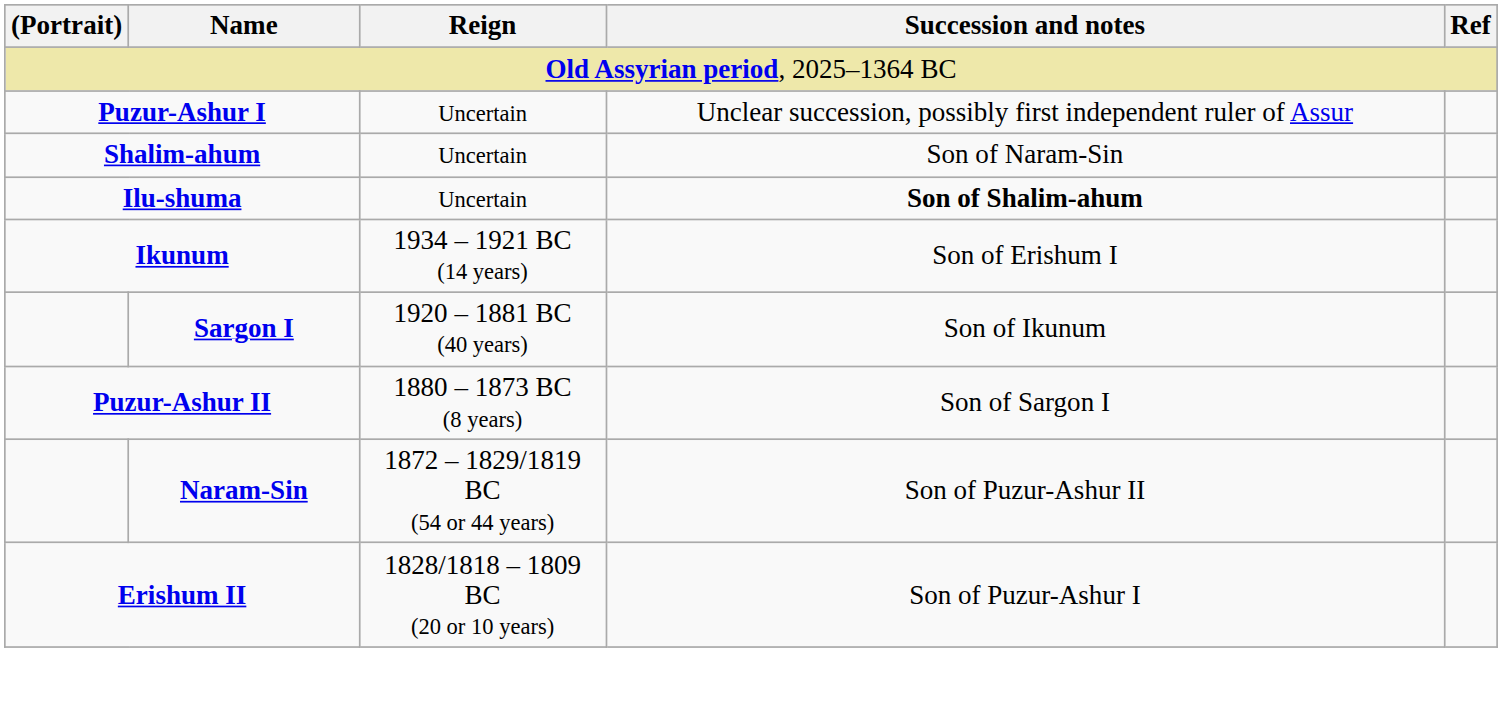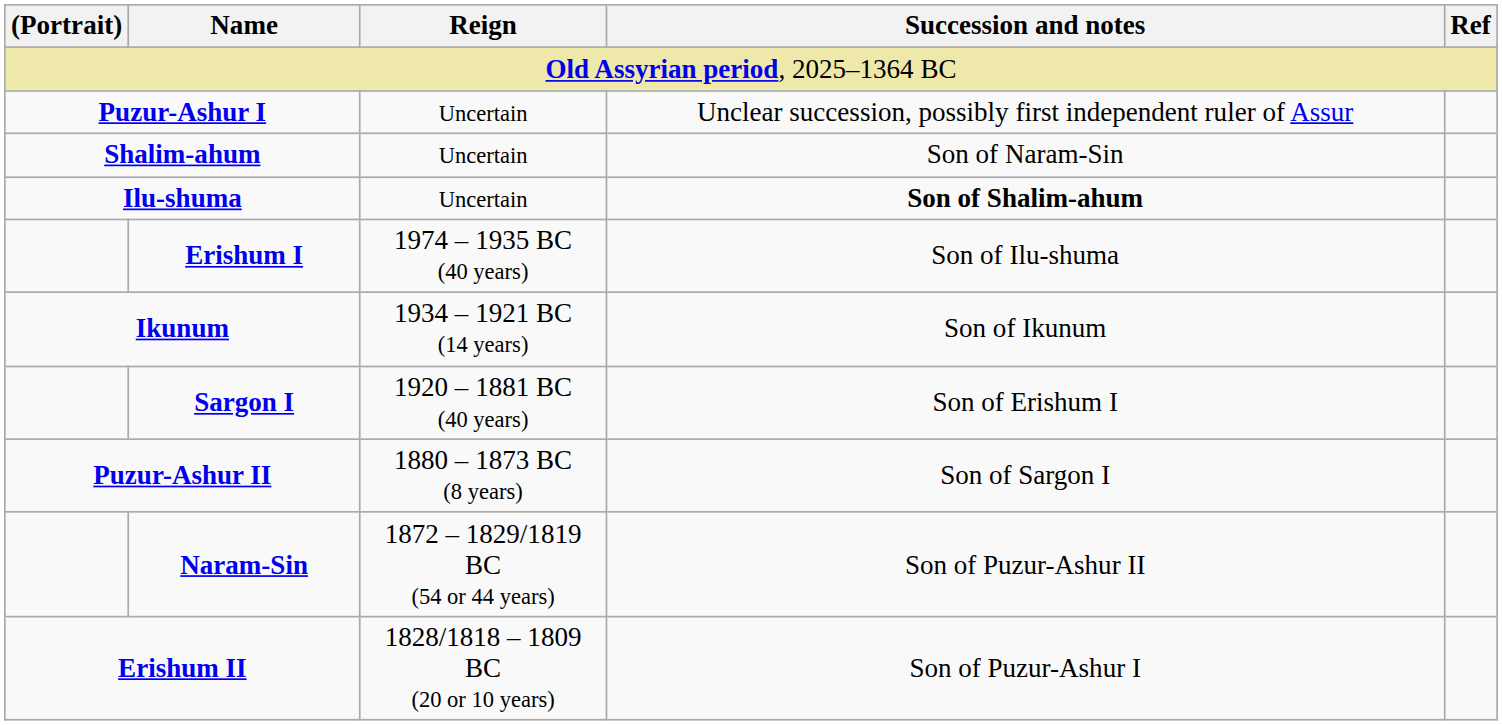+ row: (244, 255)
(1025, 255) Son of Erishum I -> (1025, 328) Son of Ikunum
(1025, 328) Son of Ikunum -> (1025, 402) Son of Erishum I
